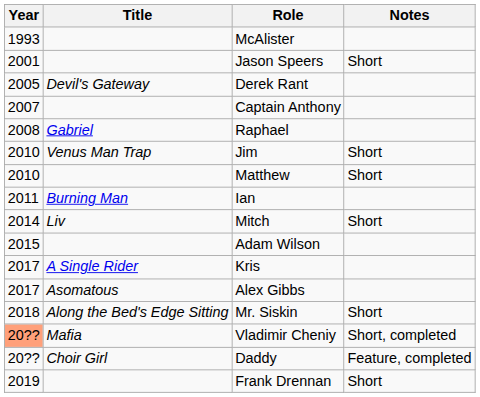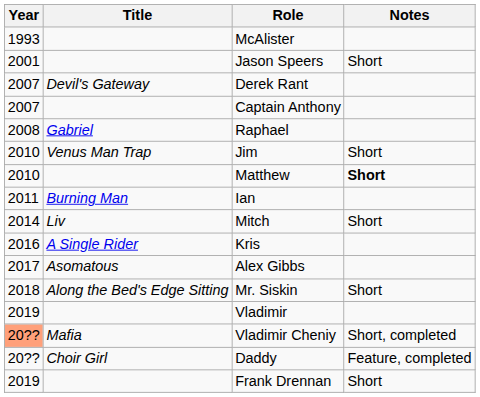(24, 84) 2005 -> (24, 84) 2007
(365, 175) normal -> (366, 175) bold
- row: (278, 244)
(24, 267) 2017 -> (24, 244) 2016
+ row: (261, 312)
